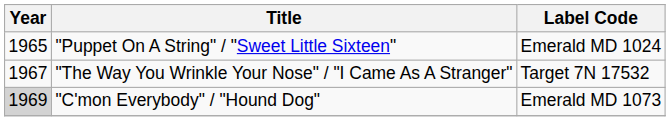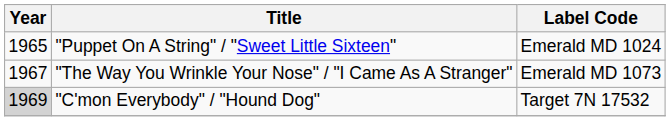(585, 73) Target 7N 17532 -> (591, 73) Emerald MD 1073
(591, 101) Emerald MD 1073 -> (585, 101) Target 7N 17532
